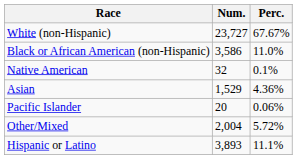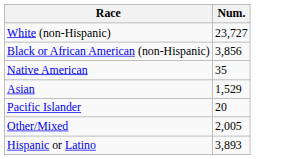- column: (271, 13)
(228, 51) 3,586 -> (228, 51) 3,856
(221, 70) 32 -> (221, 70) 35
(228, 126) 2,004 -> (228, 126) 2,005
